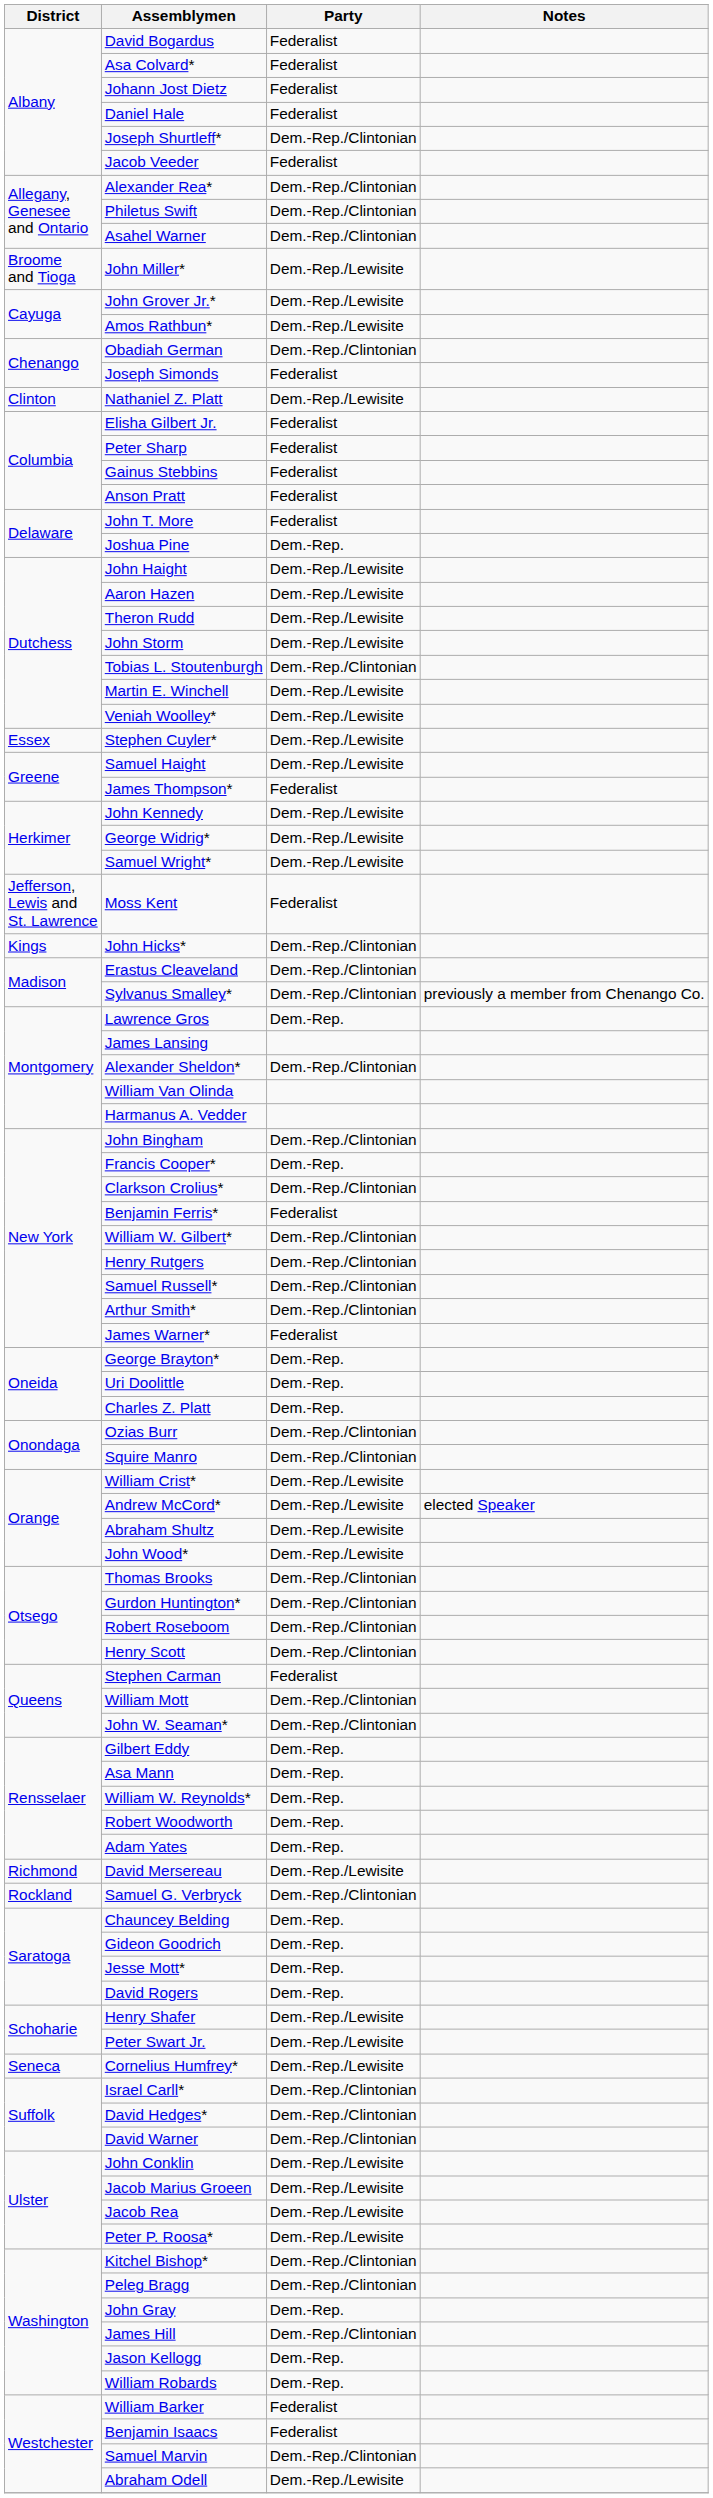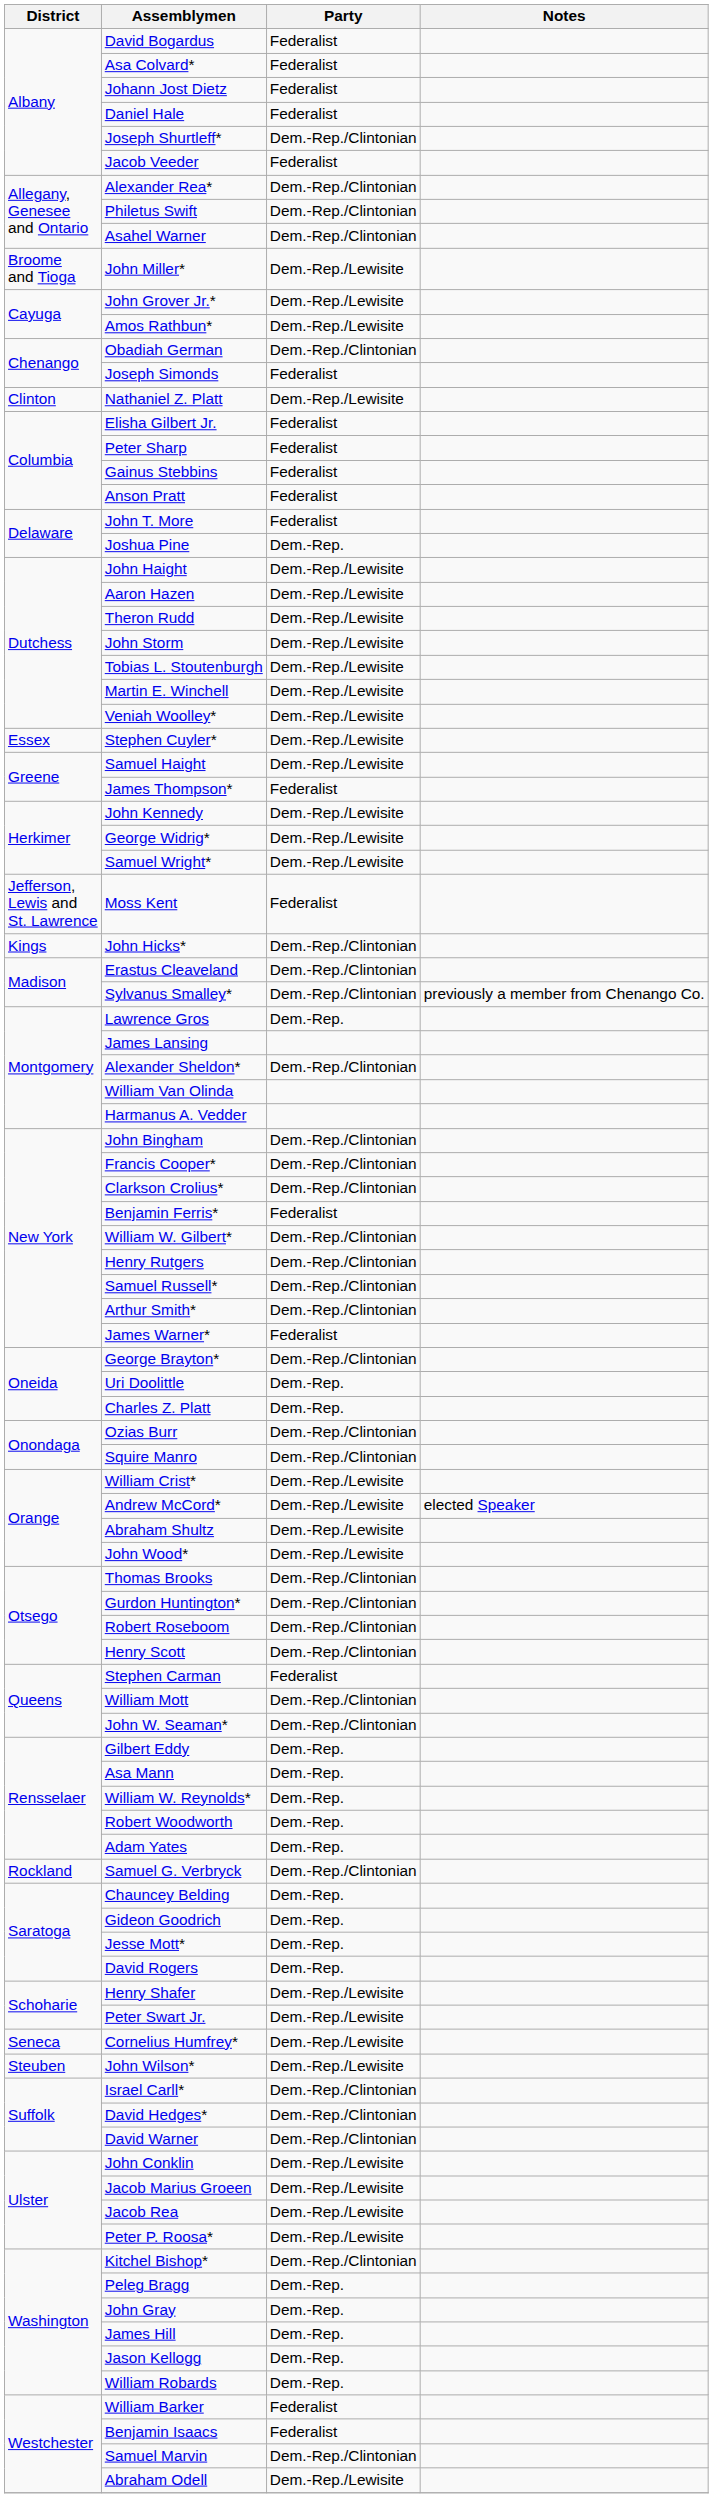(343, 667) Dem.-Rep./Clintonian -> (337, 667) Dem.-Rep./Lewisite
(307, 1164) Dem.-Rep. -> (343, 1164) Dem.-Rep./Clintonian
(307, 1359) Dem.-Rep. -> (343, 1359) Dem.-Rep./Clintonian
- row: (163, 1871)
+ row: (150, 2066)
(343, 2285) Dem.-Rep./Clintonian -> (307, 2285) Dem.-Rep.
(343, 2333) Dem.-Rep./Clintonian -> (307, 2333) Dem.-Rep.
